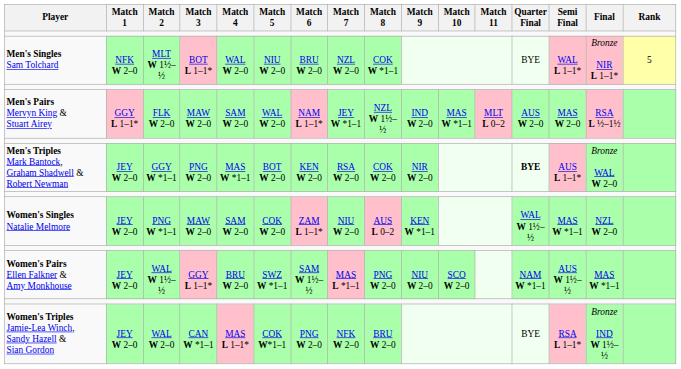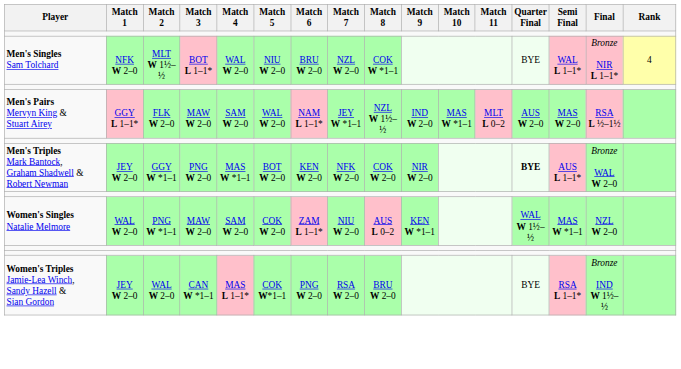(649, 60) 5 -> (649, 60) 4
(346, 173) RSA W 2–0 -> (346, 173) NFK W 2–0
(125, 227) JEY W 2–0 -> (125, 227) WAL W 2–0
- row: (39, 275)
(346, 339) NFK W 2–0 -> (346, 291) RSA W 2–0
